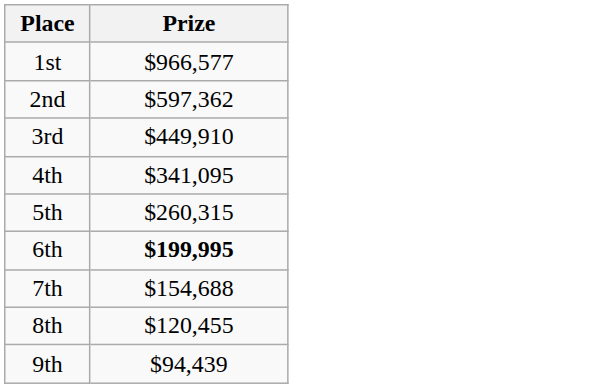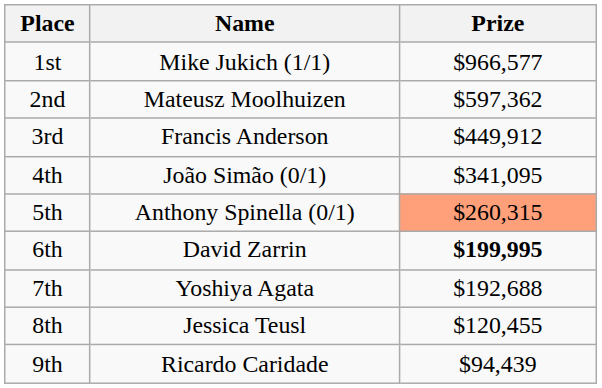+ column: (245, 23)
(189, 136) $449,910 -> (498, 136) $449,912
(189, 212) no background -> (498, 212) lightsalmon background
(189, 288) $154,688 -> (498, 288) $192,688
